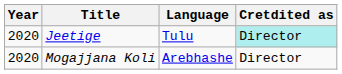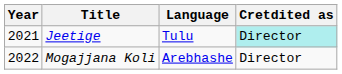(23, 37) 2020 -> (23, 37) 2021
(23, 58) 2020 -> (23, 58) 2022
